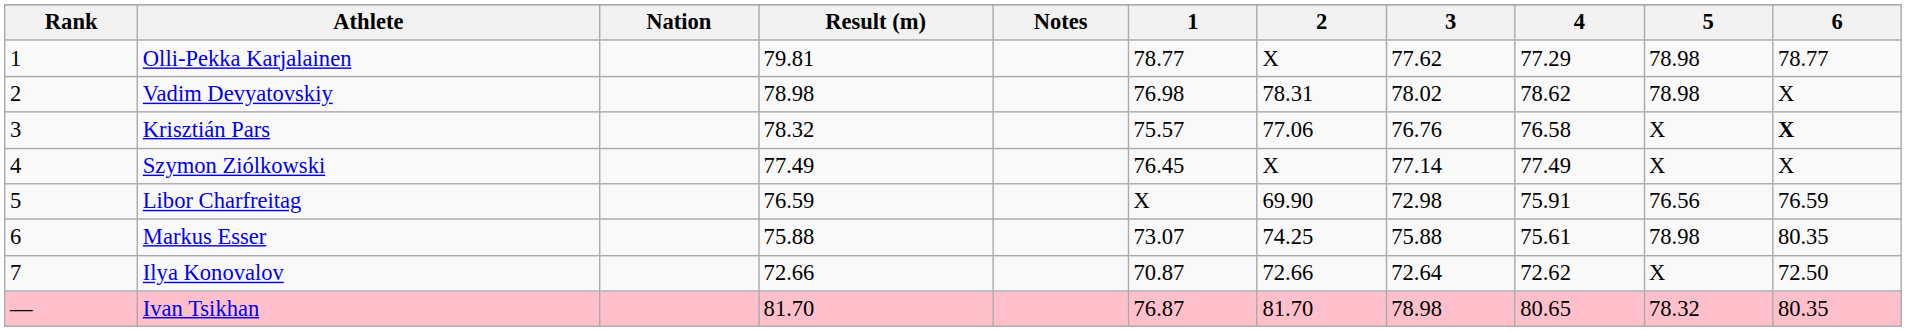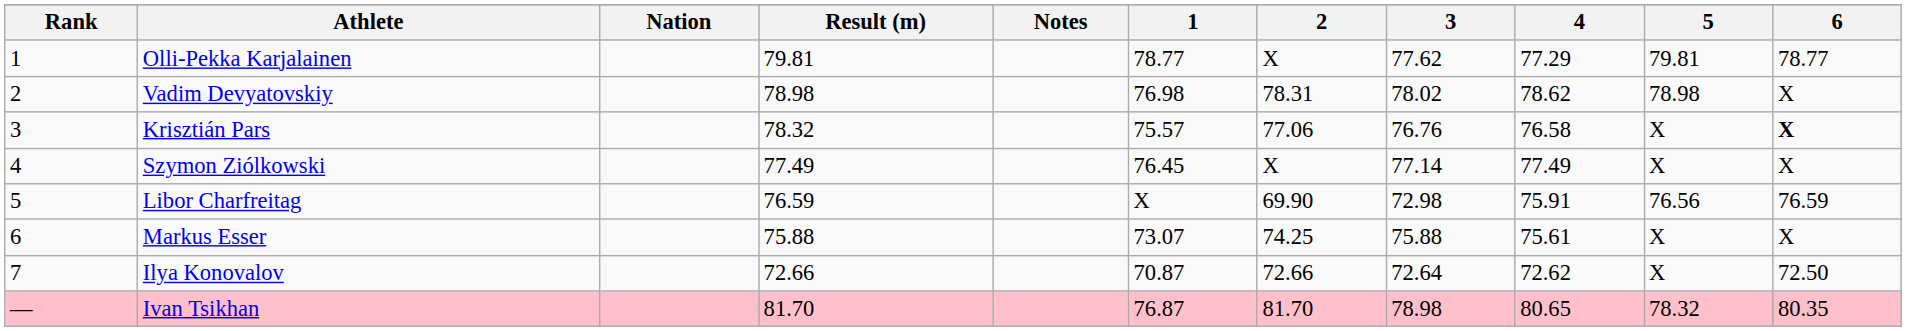(1674, 58) 78.98 -> (1674, 58) 79.81
(1674, 237) 78.98 -> (1657, 237) X
(1803, 237) 80.35 -> (1786, 237) X
